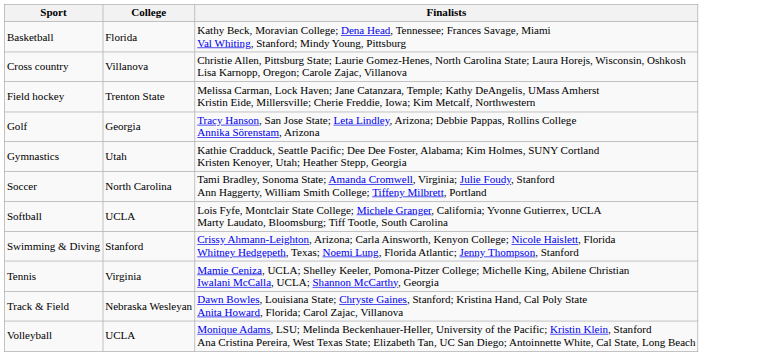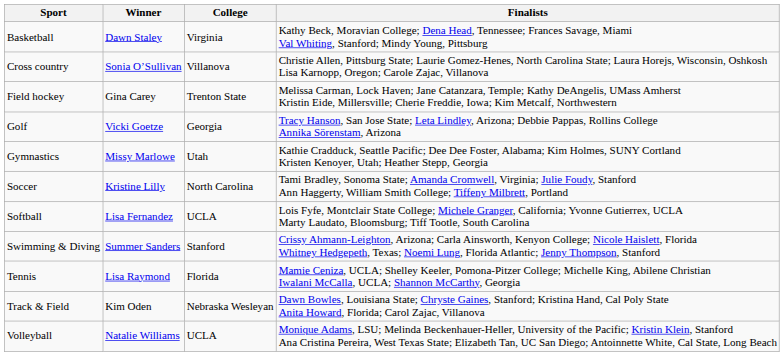+ column: (143, 13)
(121, 36) Florida -> (205, 36) Virginia
(123, 276) Virginia -> (203, 276) Florida
